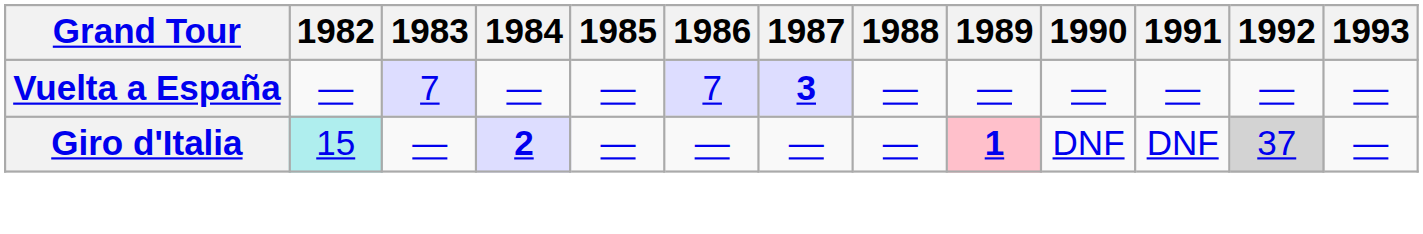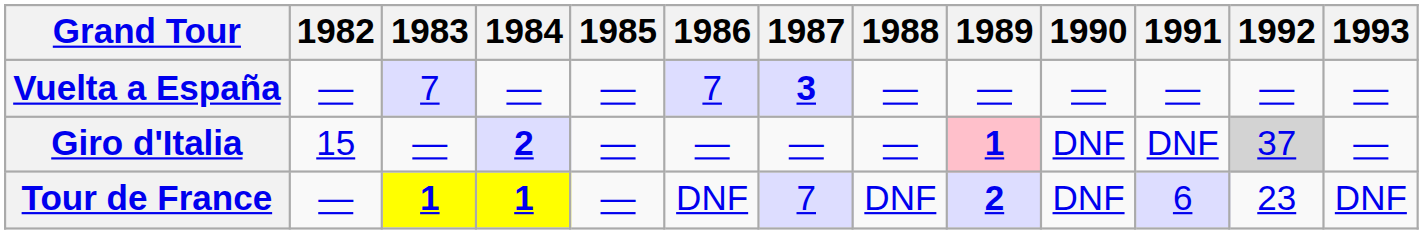(336, 143) paleturquoise background -> (336, 143) no background
+ row: (147, 198)
